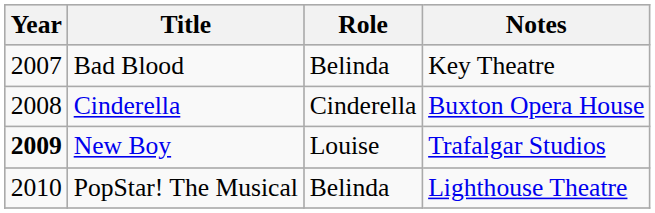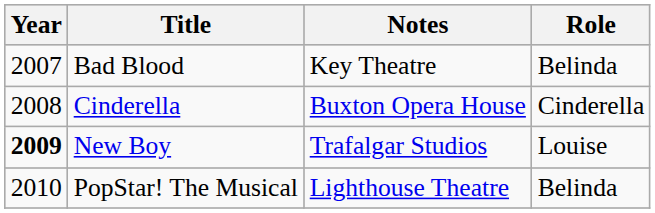columns swapped: (363, 24) <-> (536, 24)
